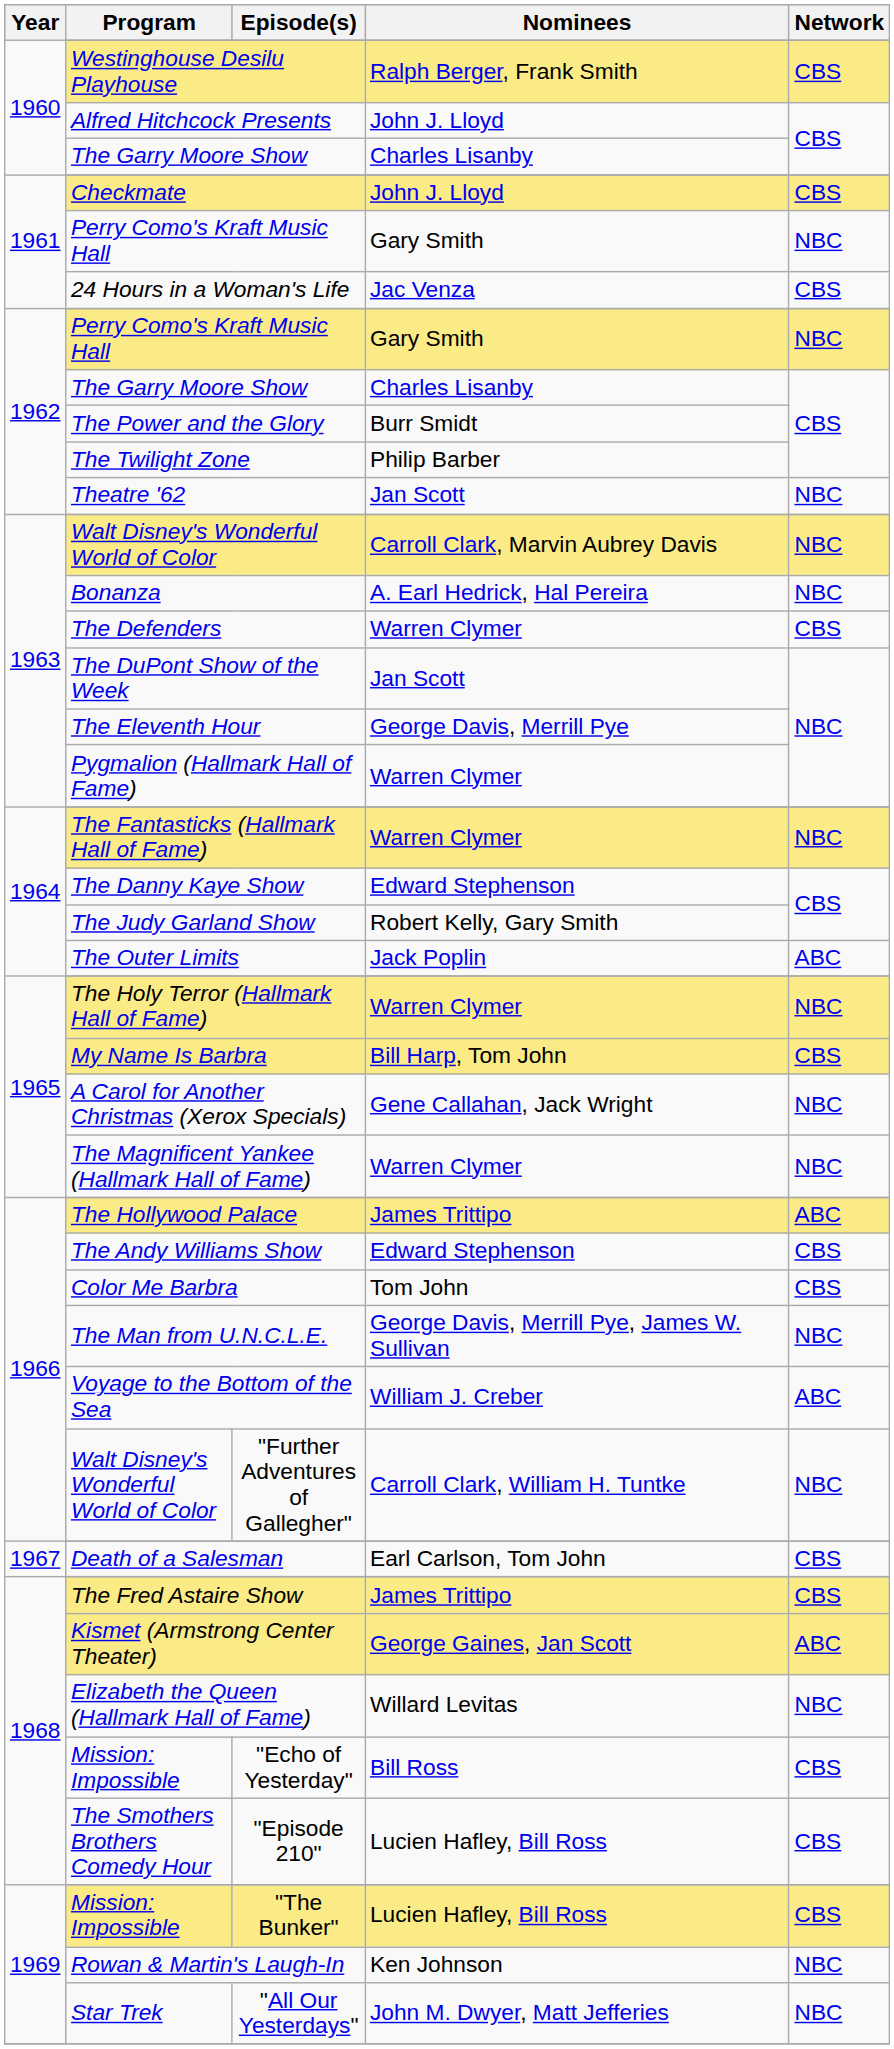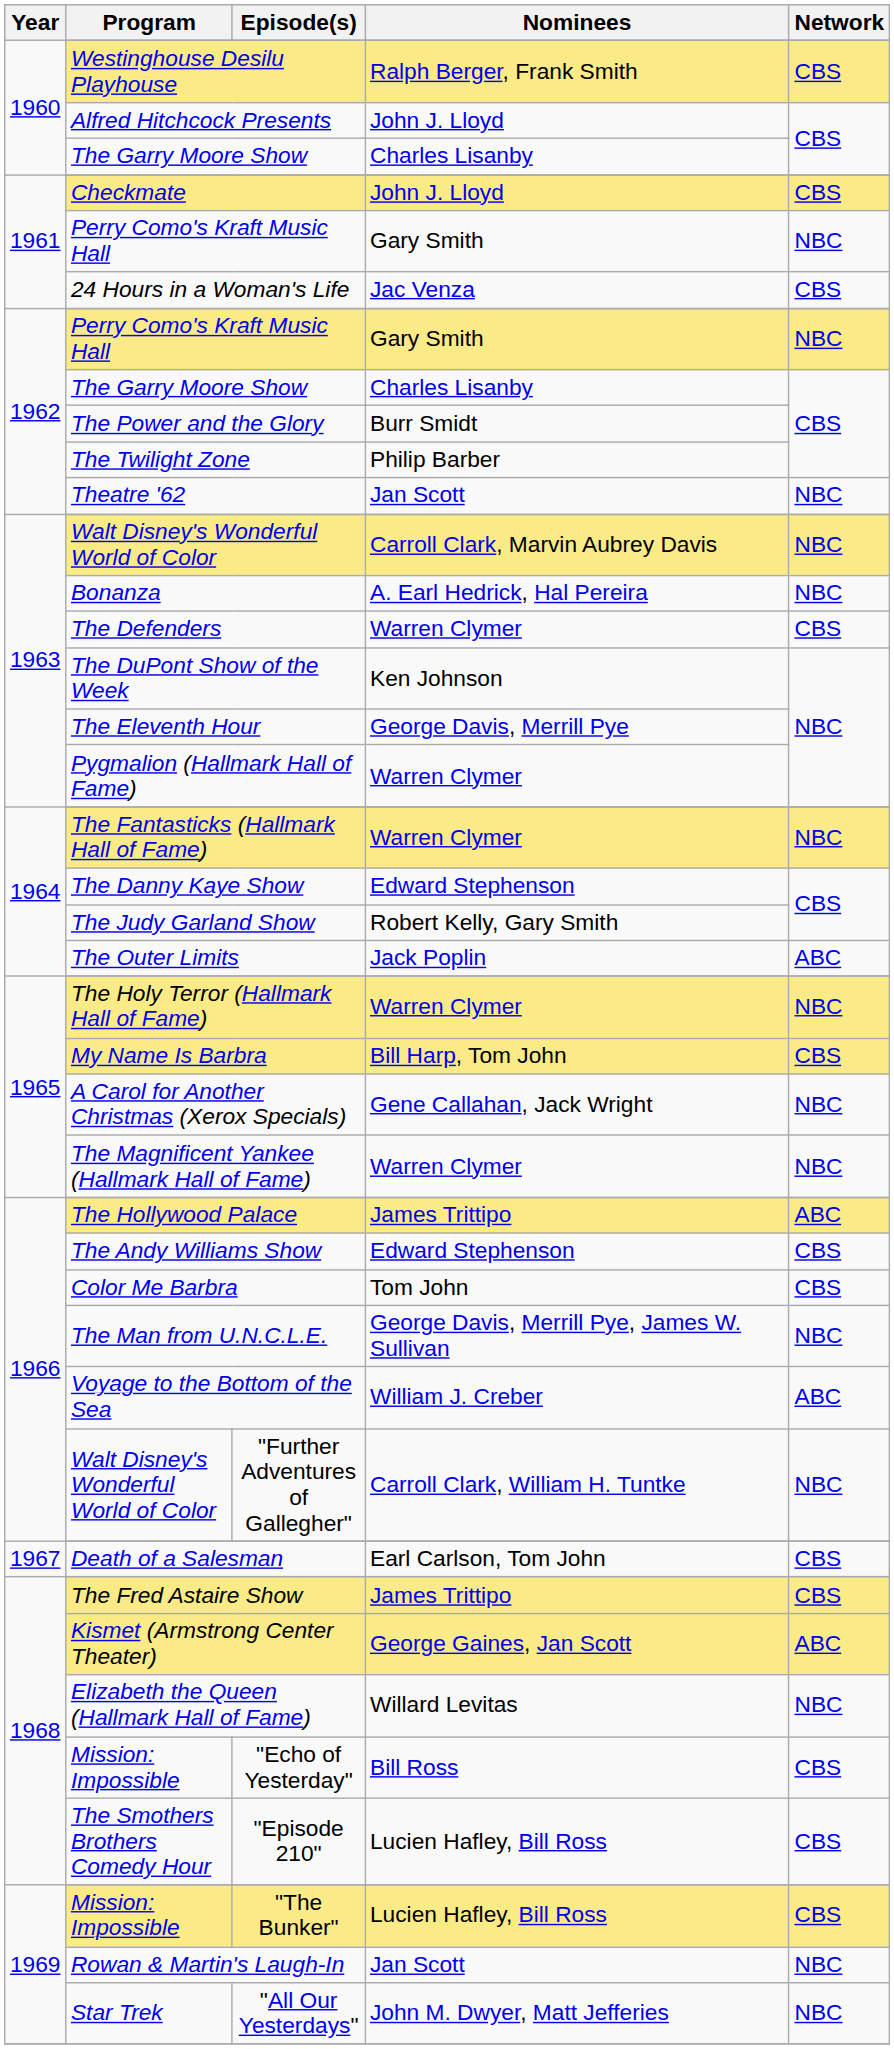(417, 678) Jan Scott -> (436, 678) Ken Johnson
(436, 1964) Ken Johnson -> (417, 1964) Jan Scott
